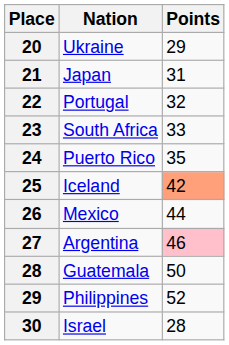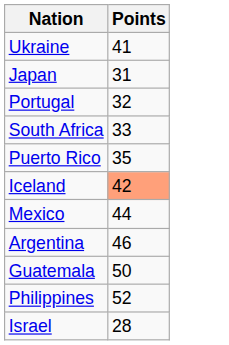- column: (32, 19)
(176, 47) 29 -> (122, 47) 41
(176, 242) pink background -> (122, 242) no background
